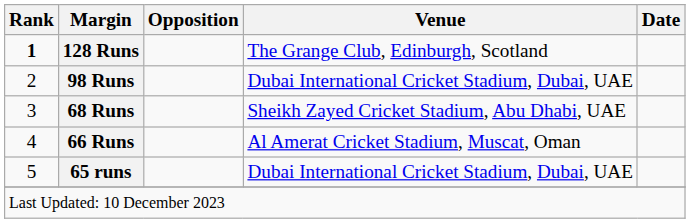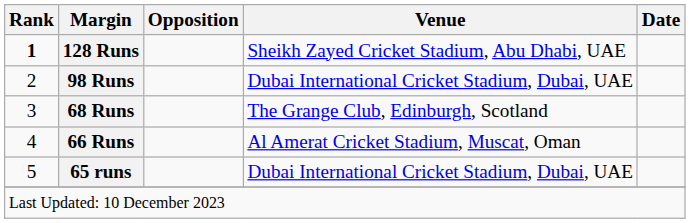(398, 50) The Grange Club, Edinburgh, Scotland -> (437, 50) Sheikh Zayed Cricket Stadium, Abu Dhabi, UAE
(437, 111) Sheikh Zayed Cricket Stadium, Abu Dhabi, UAE -> (398, 111) The Grange Club, Edinburgh, Scotland
